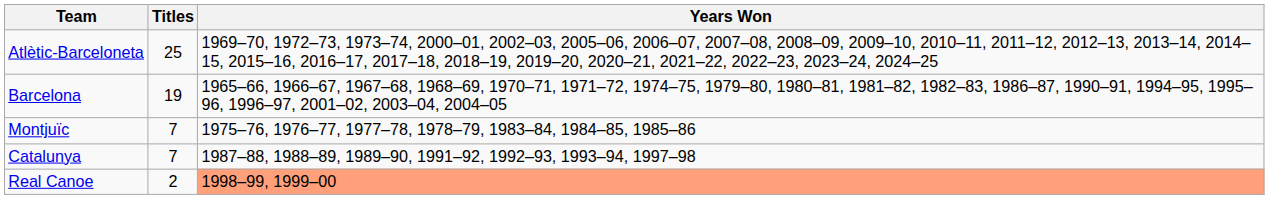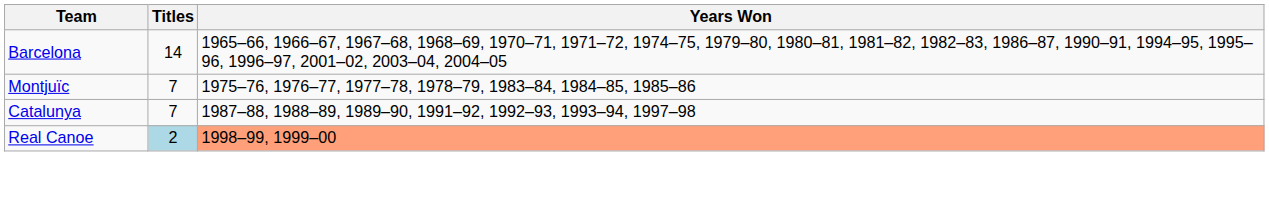- row: (76, 52)
(173, 95) 19 -> (173, 52) 14
(173, 181) no background -> (173, 138) lightblue background
